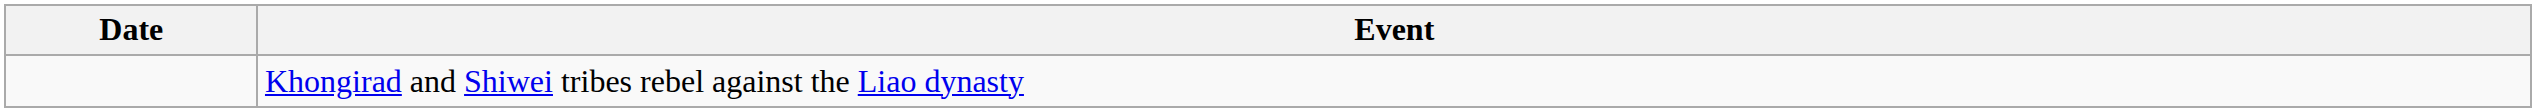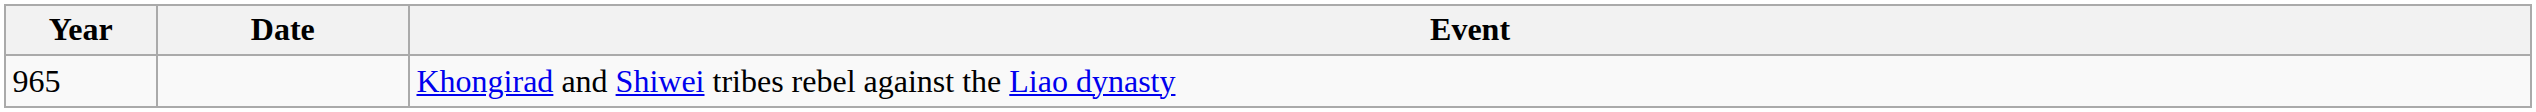+ column: (81, 29)
